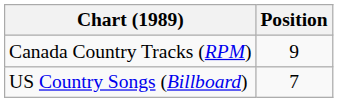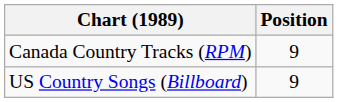(294, 81) 7 -> (294, 81) 9
